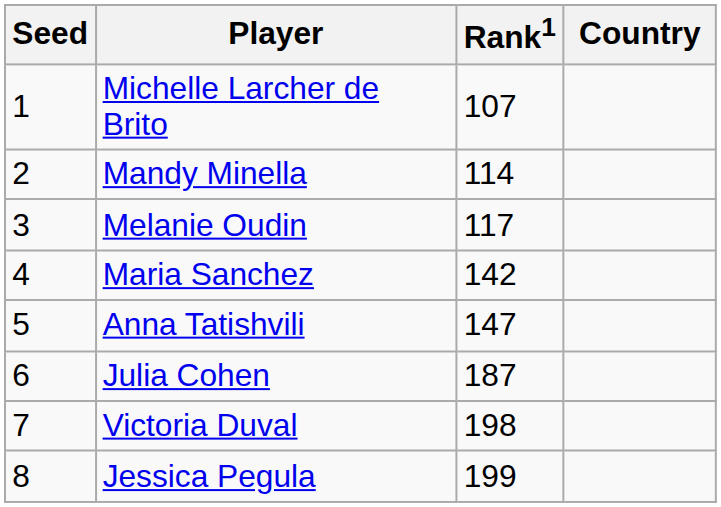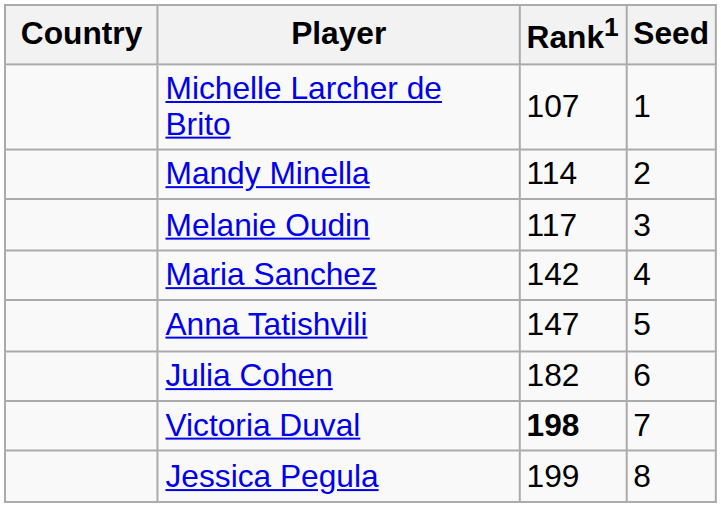columns swapped: (640, 33) <-> (50, 33)
(490, 375) 187 -> (553, 375) 182
(490, 425) normal -> (553, 425) bold
